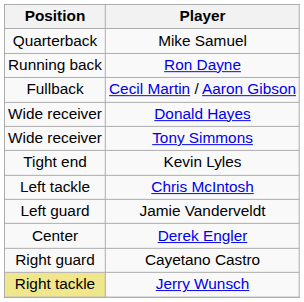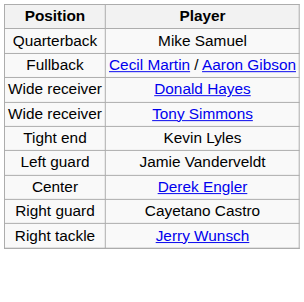- row: (203, 65)
- row: (203, 187)
(55, 284) khaki background -> (55, 235) no background
